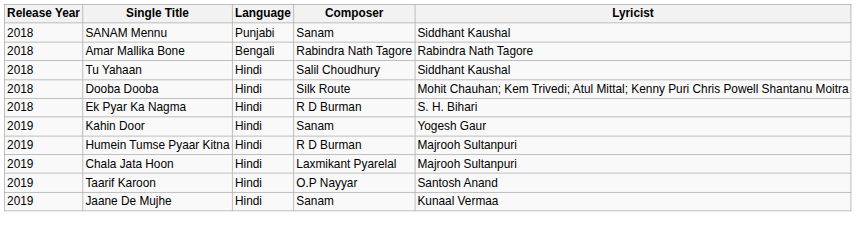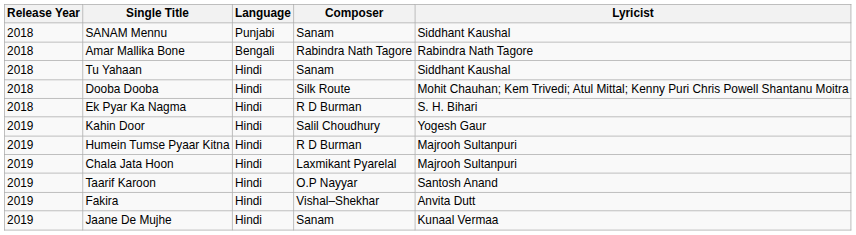(338, 70) Salil Choudhury -> (315, 70) Sanam
(315, 126) Sanam -> (338, 126) Salil Choudhury
+ row: (102, 201)
